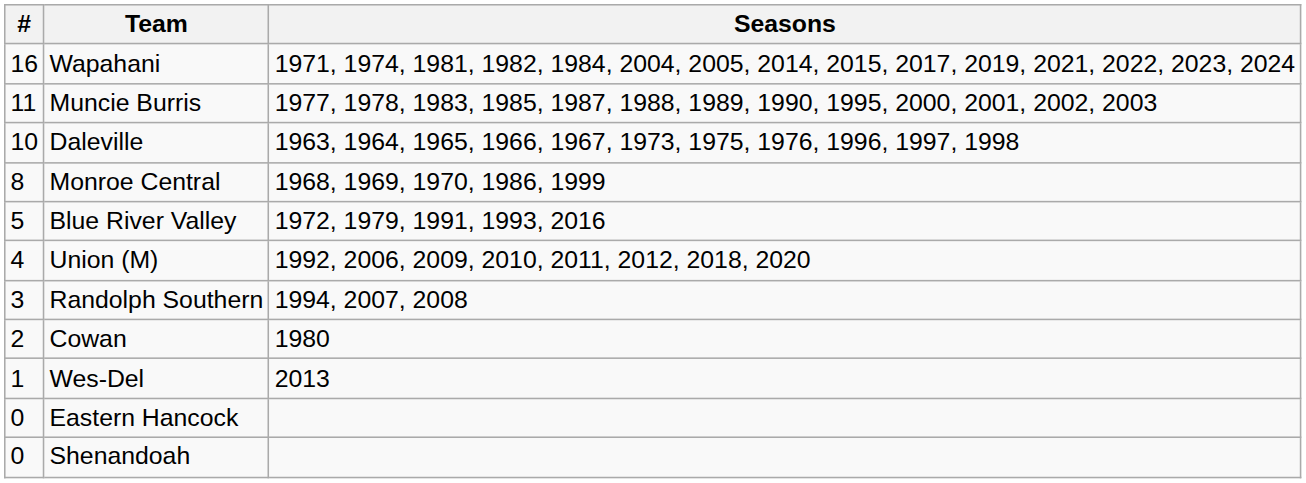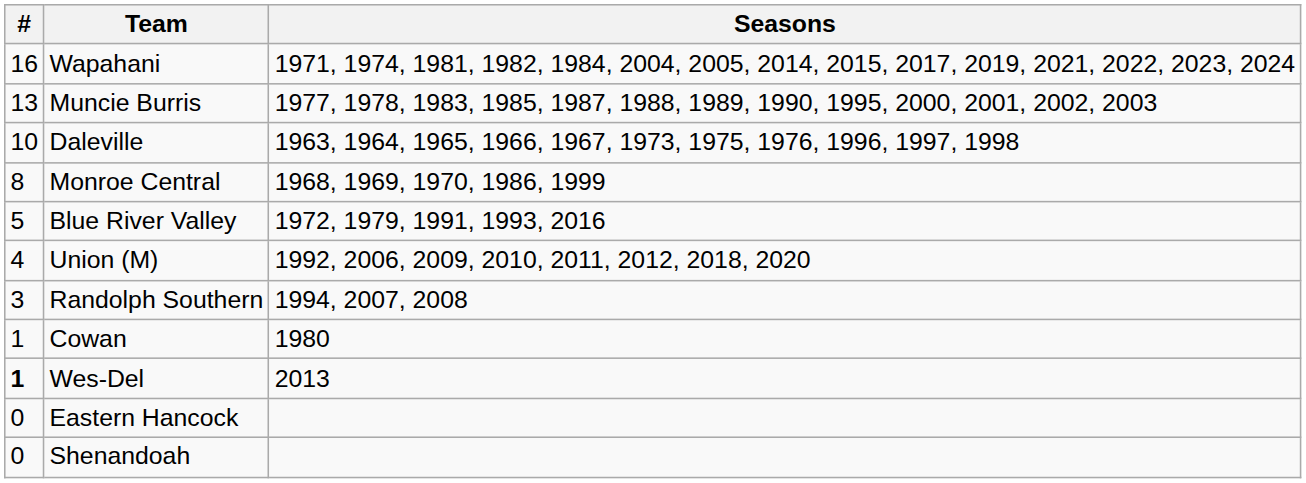(23, 102) 11 -> (24, 102) 13
(17, 338) 2 -> (17, 338) 1
(17, 378) normal -> (17, 378) bold
